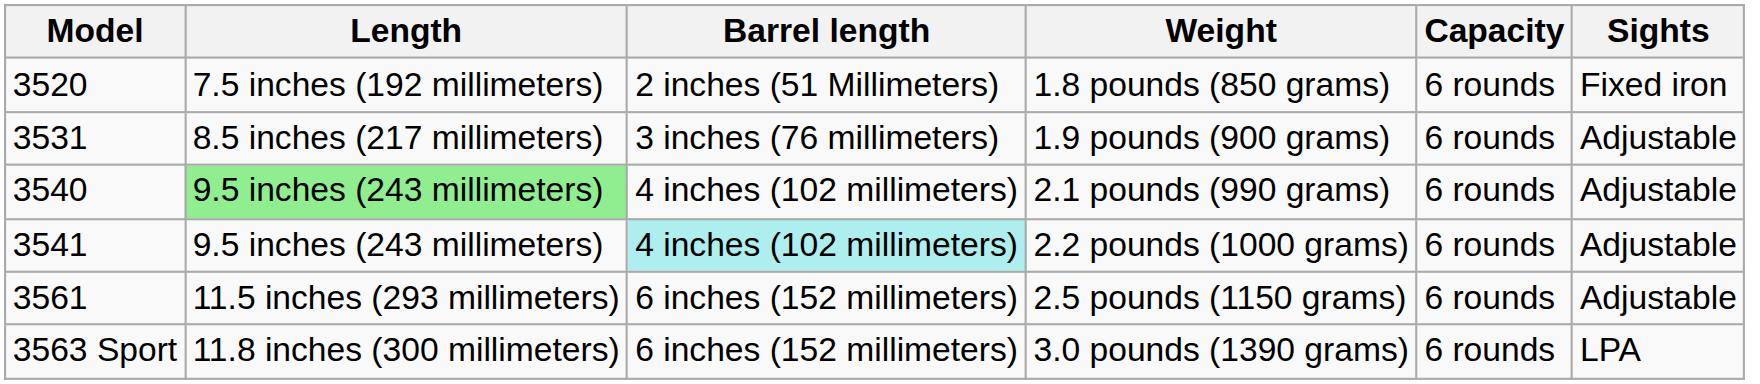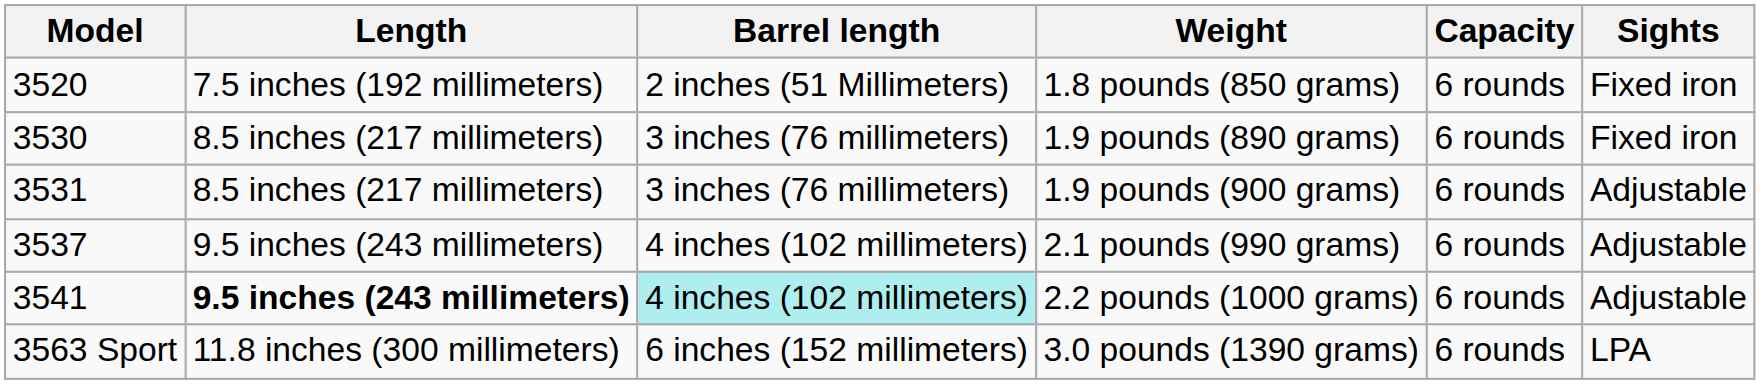+ row: (1222, 137)
(50, 191) 3540 -> (50, 244) 3537
(398, 191) lightgreen background -> (398, 244) no background
(398, 244) normal -> (411, 297) bold
- row: (1220, 297)
